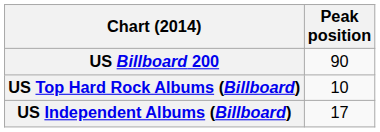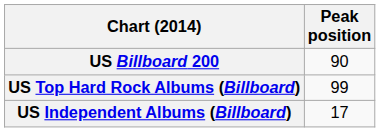(339, 87) 10 -> (339, 87) 99
